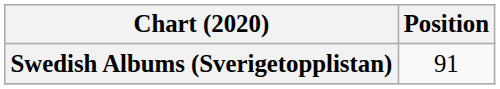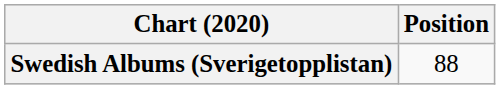(446, 63) 91 -> (446, 63) 88
